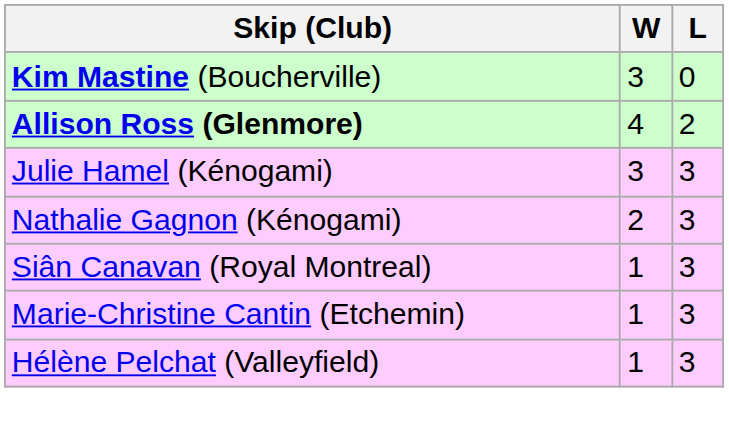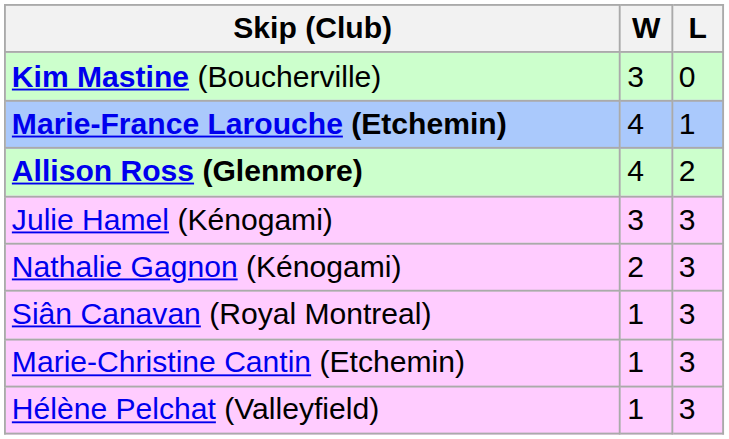+ row: (259, 123)
